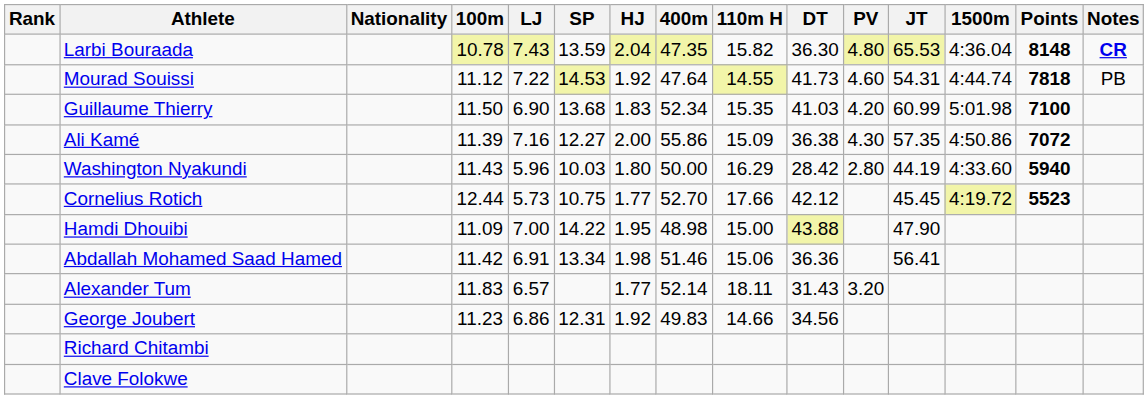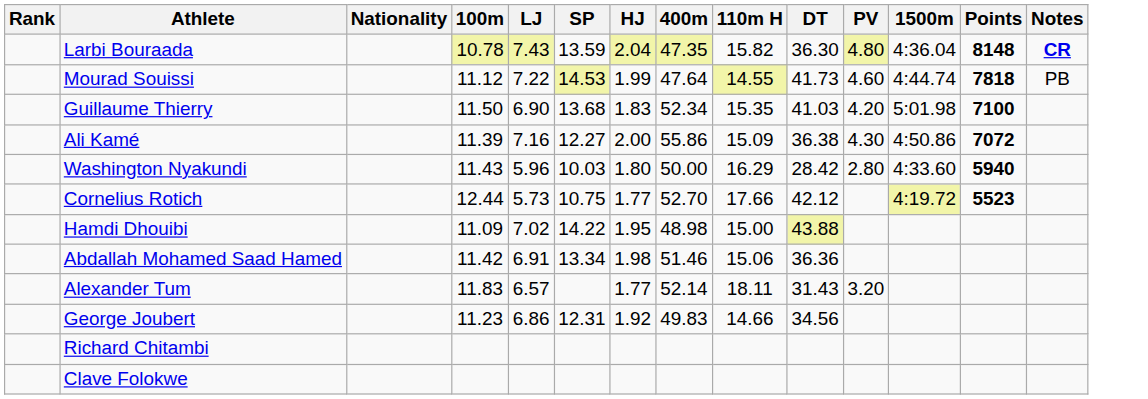- column: (917, 19)
(633, 79) 1.92 -> (633, 79) 1.99
(531, 229) 7.00 -> (531, 229) 7.02
